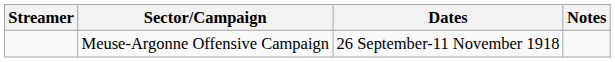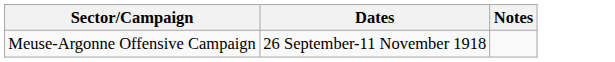- column: (41, 17)
